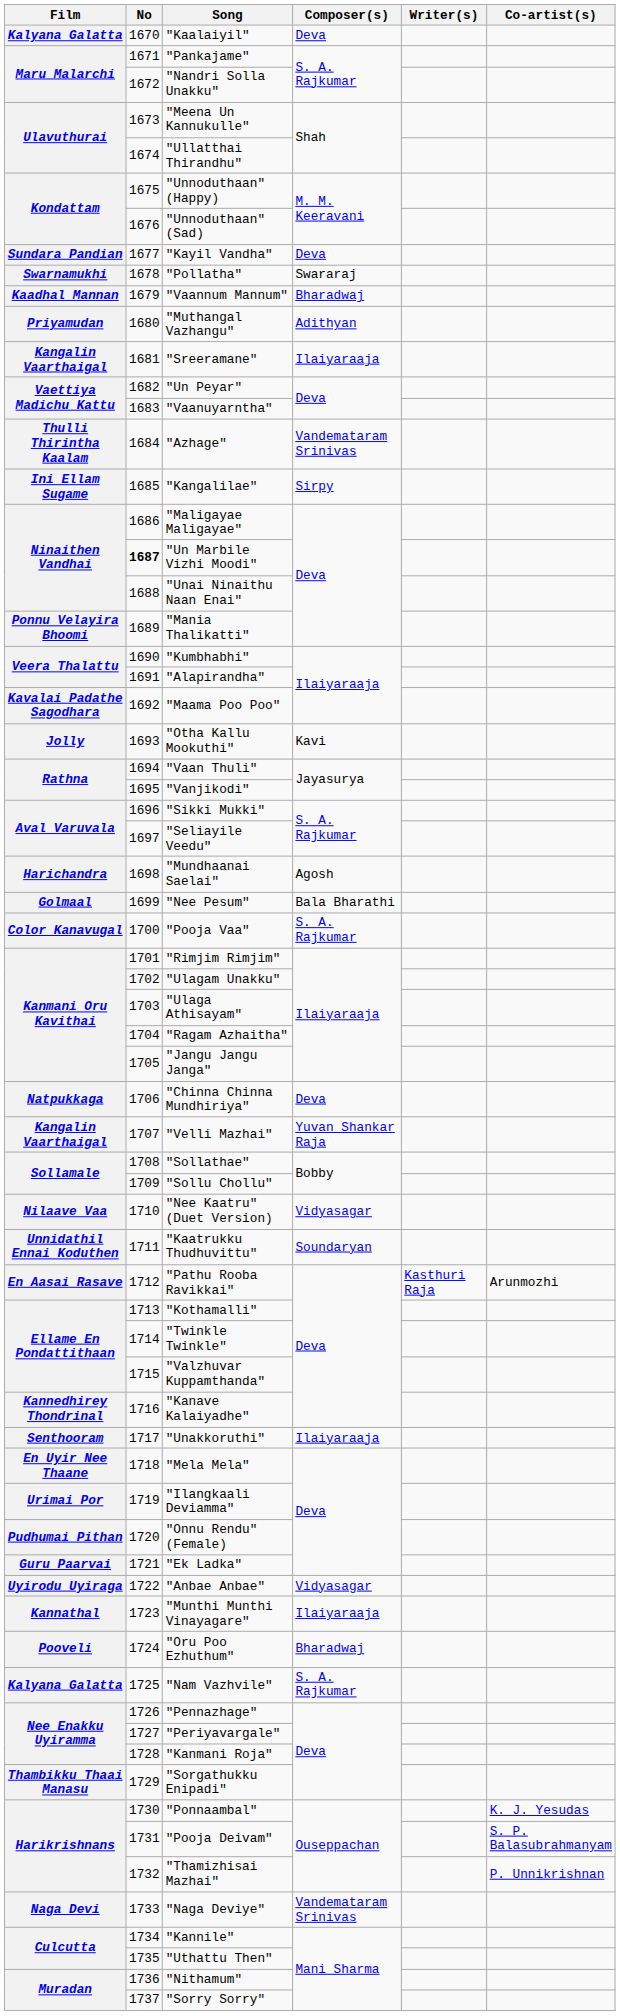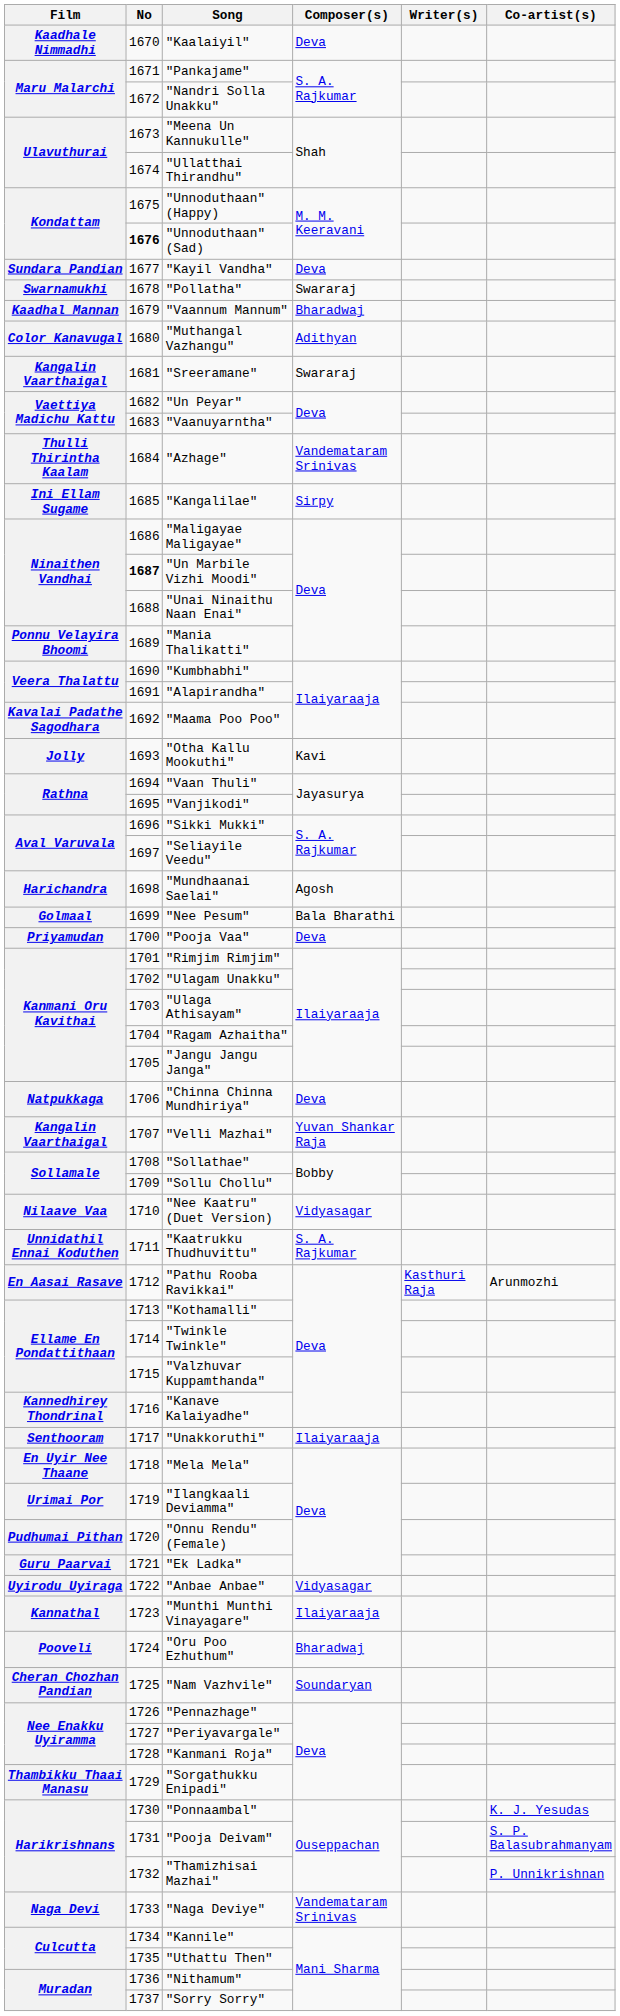(65, 36) Kalyana Galatta -> (65, 43) Kaadhale Nimmadhi
(144, 226) normal -> (144, 241) bold
(65, 324) Priyamudan -> (65, 339) Color Kanavugal
(337, 360) Ilaiyaraaja -> (326, 374) Swararaj
(65, 930) Color Kanavugal -> (65, 938) Priyamudan
(326, 930) S. A. Rajkumar -> (311, 938) Deva
(334, 1247) Soundaryan -> (326, 1247) S. A. Rajkumar
(65, 1685) Kalyana Galatta -> (65, 1685) Cheran Chozhan Pandian
(326, 1685) S. A. Rajkumar -> (334, 1685) Soundaryan
